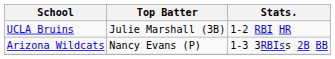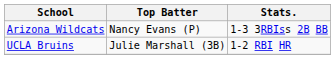rows swapped: (56, 46) <-> (40, 29)
